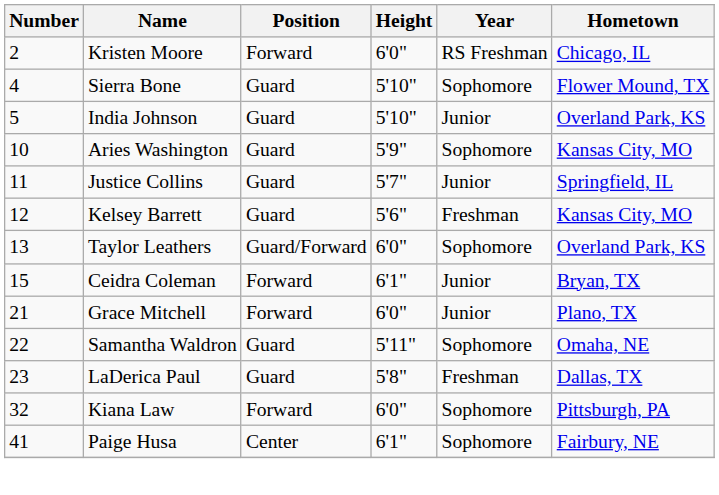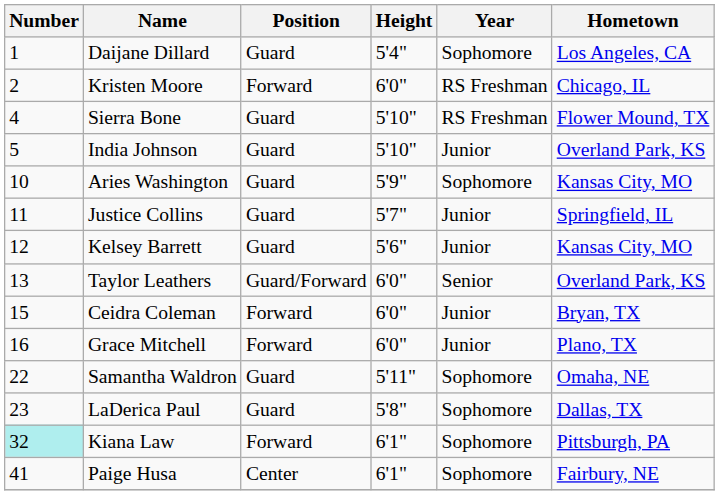+ row: (149, 53)
(487, 85) Sophomore -> (495, 117) RS Freshman
(480, 214) Freshman -> (466, 247) Junior
(487, 247) Sophomore -> (467, 279) Senior
(391, 279) 6'1" -> (391, 311) 6'0"
(19, 311) 21 -> (19, 344) 16
(480, 376) Freshman -> (487, 408) Sophomore
(19, 408) no background -> (19, 441) paleturquoise background
(391, 408) 6'0" -> (391, 441) 6'1"
